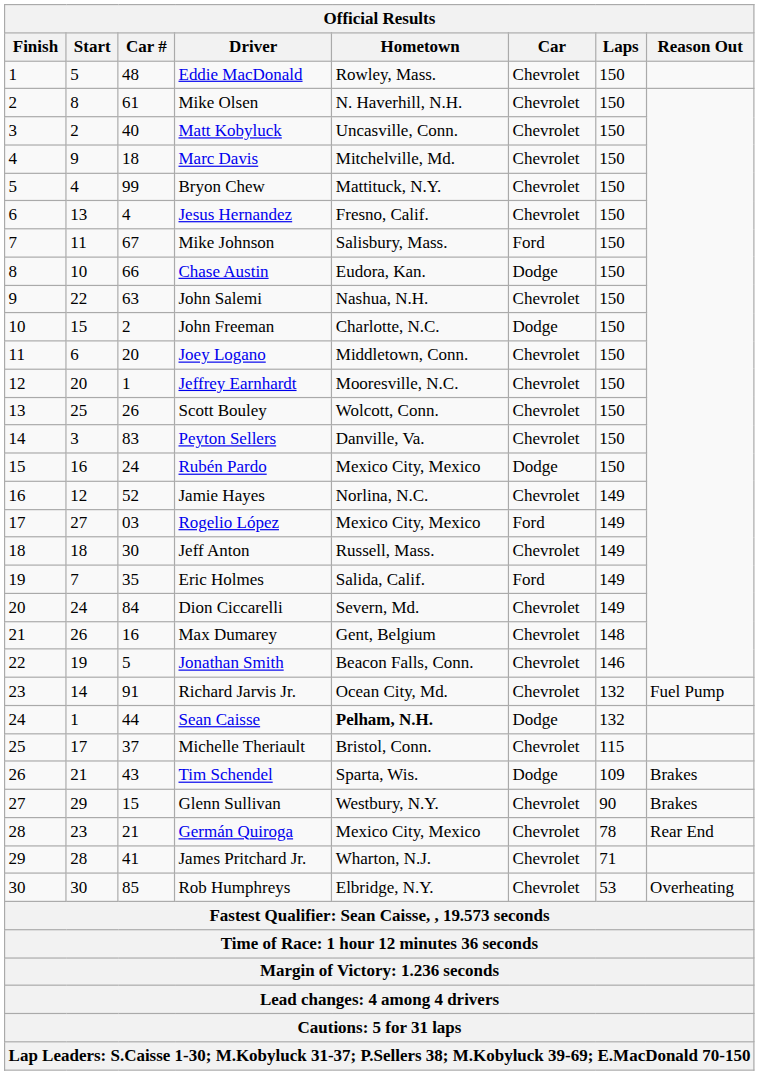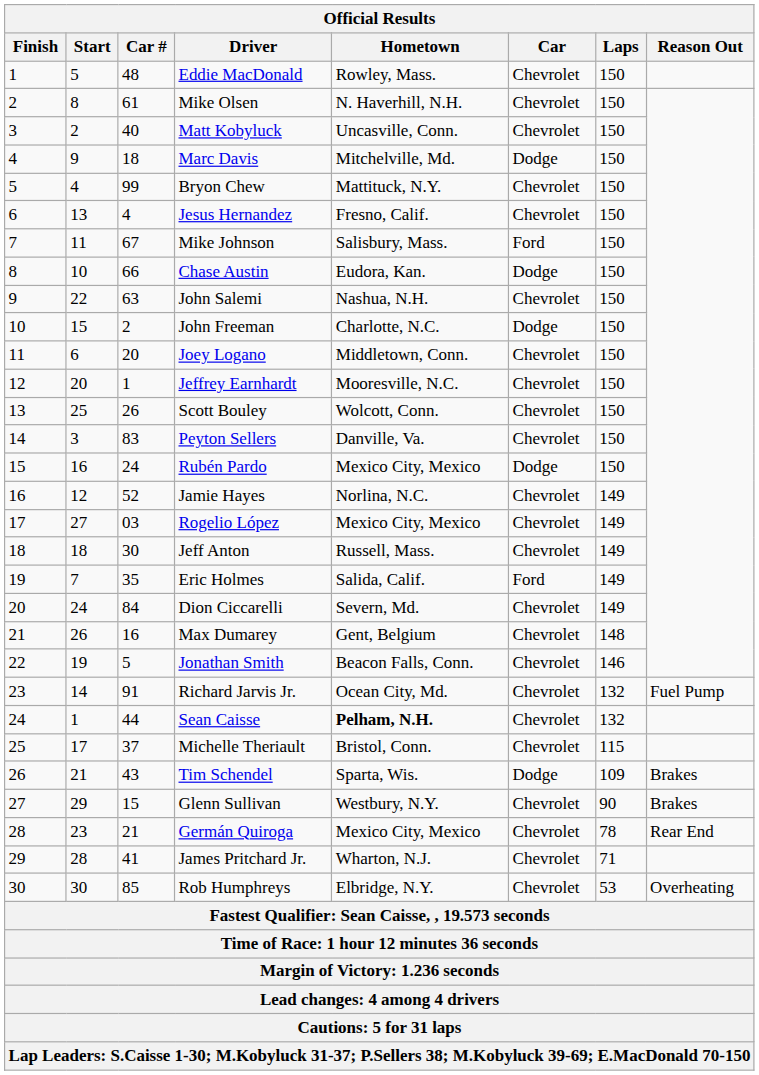(546, 159) Chevrolet -> (535, 159) Dodge
(529, 523) Ford -> (546, 523) Chevrolet
(535, 719) Dodge -> (546, 719) Chevrolet
